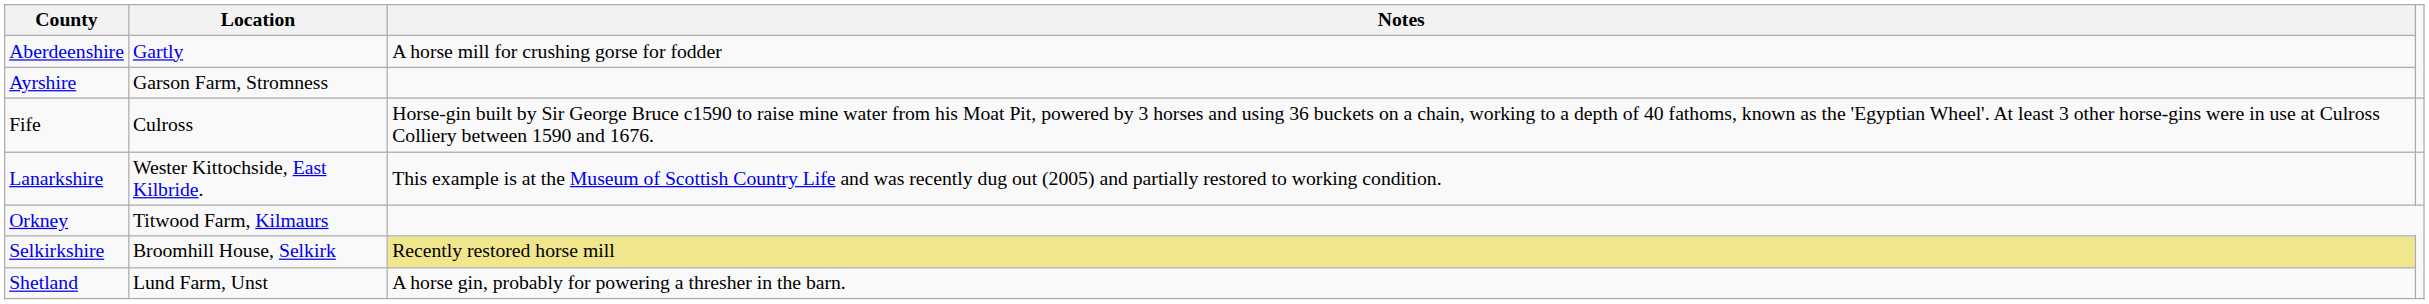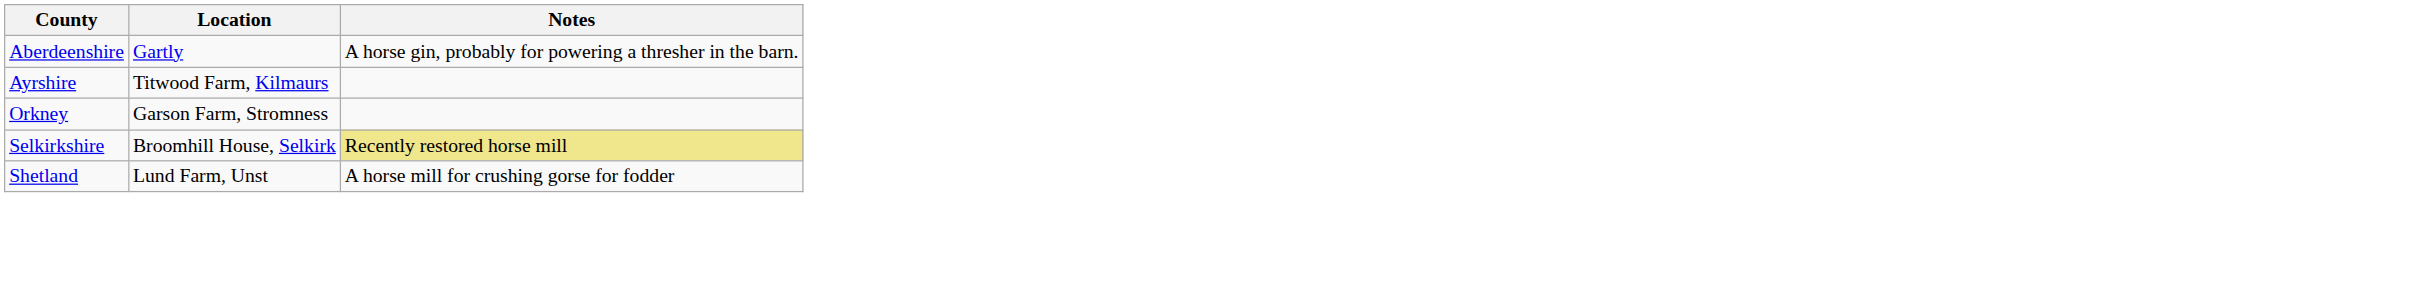(557, 51) A horse mill for crushing gorse for fodder -> (572, 51) A horse gin, probably for powering a thresher in the barn.
(231, 82) Garson Farm, Stromness -> (231, 82) Titwood Farm, Kilmaurs
- row: (25, 124)
- row: (56, 178)
(231, 220) Titwood Farm, Kilmaurs -> (231, 113) Garson Farm, Stromness
(619, 282) A horse gin, probably for powering a thresher in the barn. -> (510, 176) A horse mill for crushing gorse for fodder
